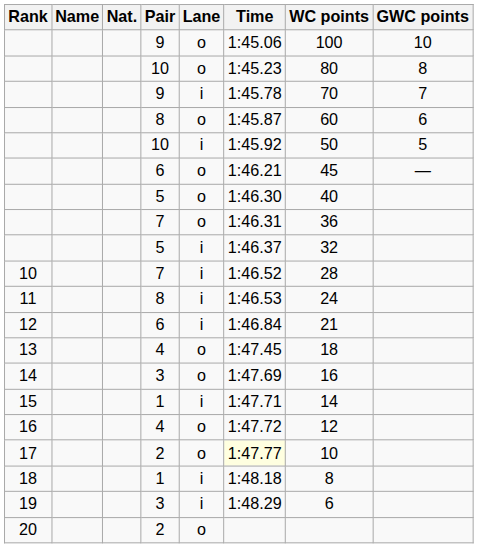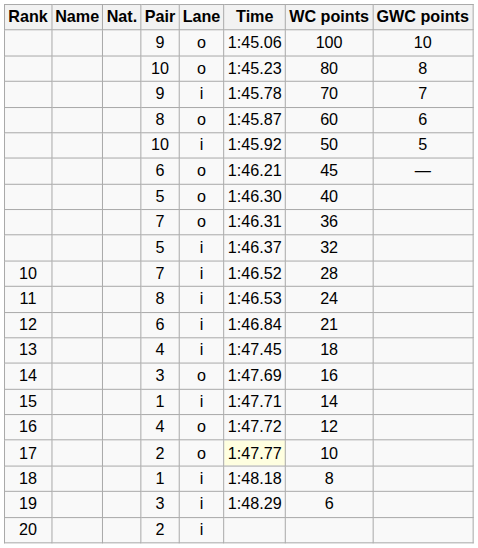(202, 350) o -> (202, 350) i
(202, 529) o -> (202, 529) i
